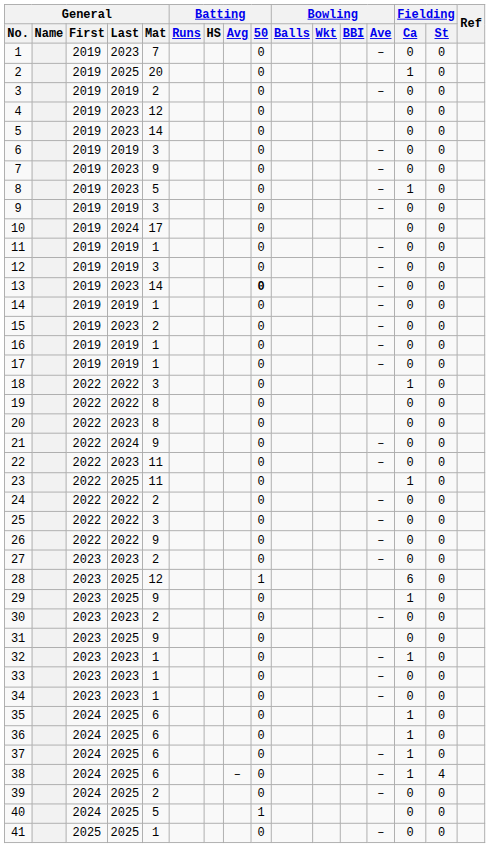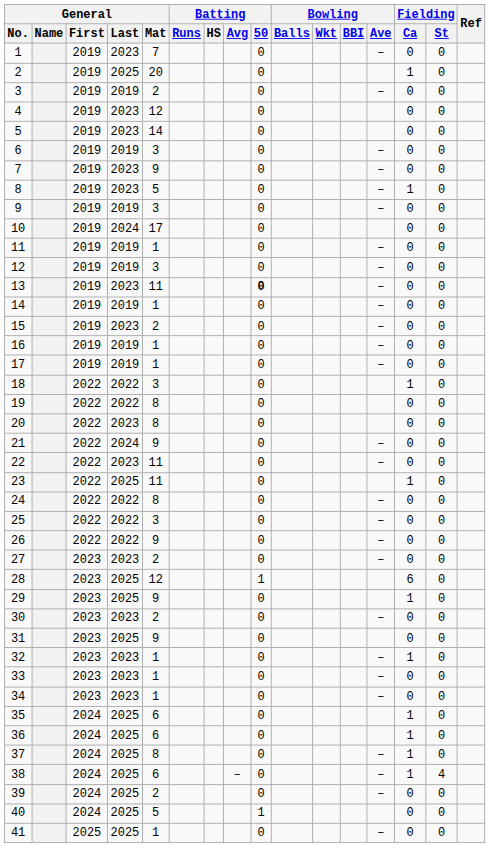(156, 287) 14 -> (156, 287) 11
(156, 502) 2 -> (156, 502) 8
(156, 755) 6 -> (156, 755) 8
